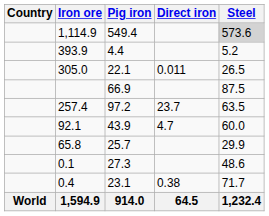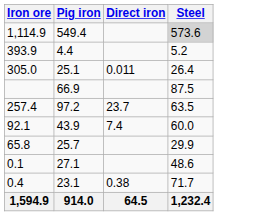- column: (30, 13)
(119, 70) 22.1 -> (68, 70) 25.1
(233, 70) 26.5 -> (182, 70) 26.4
(165, 126) 4.7 -> (114, 126) 7.4
(119, 164) 27.3 -> (68, 164) 27.1
